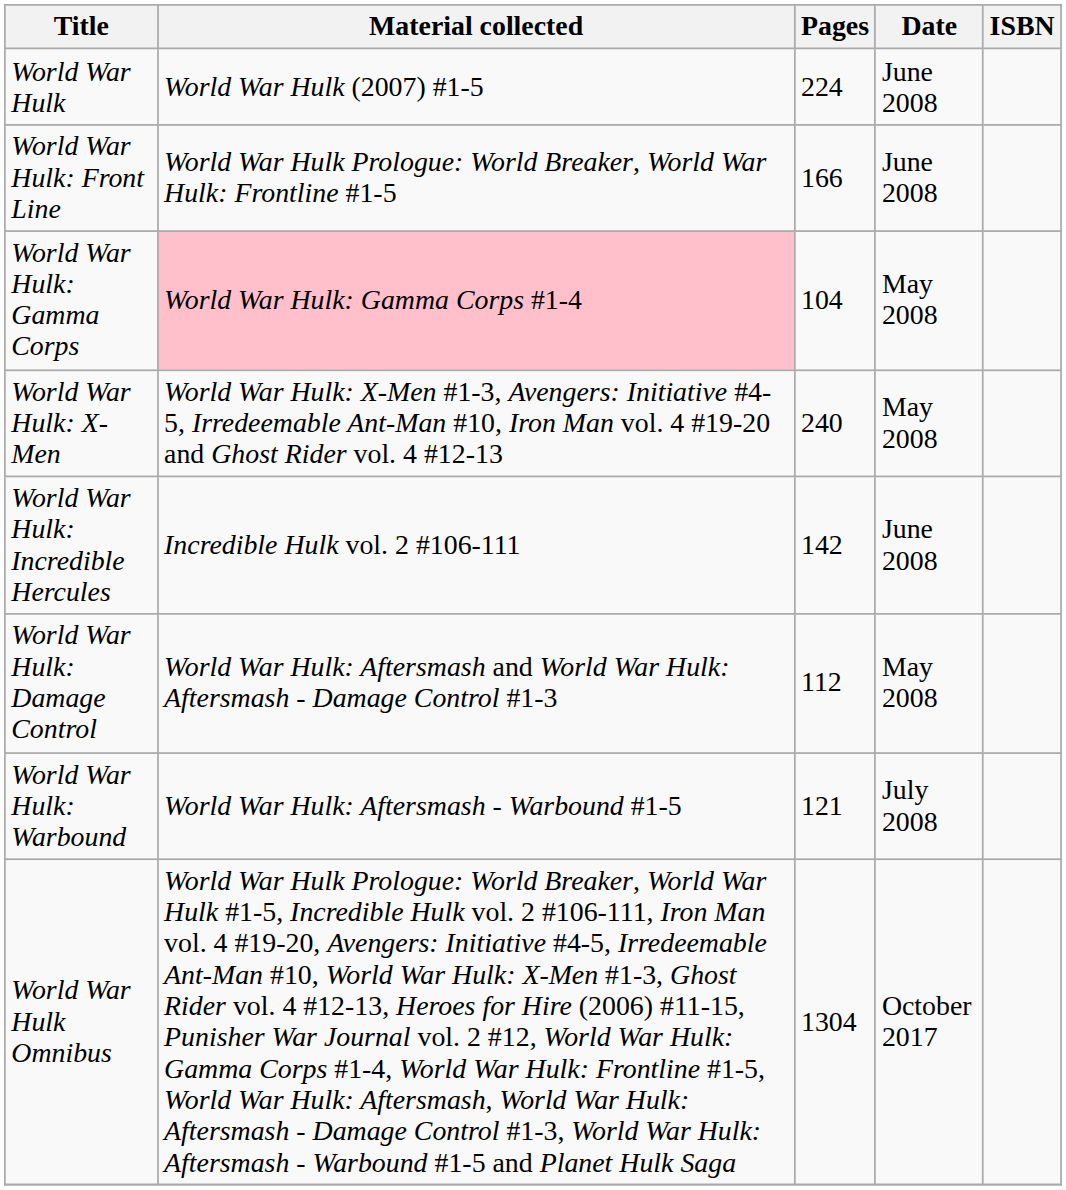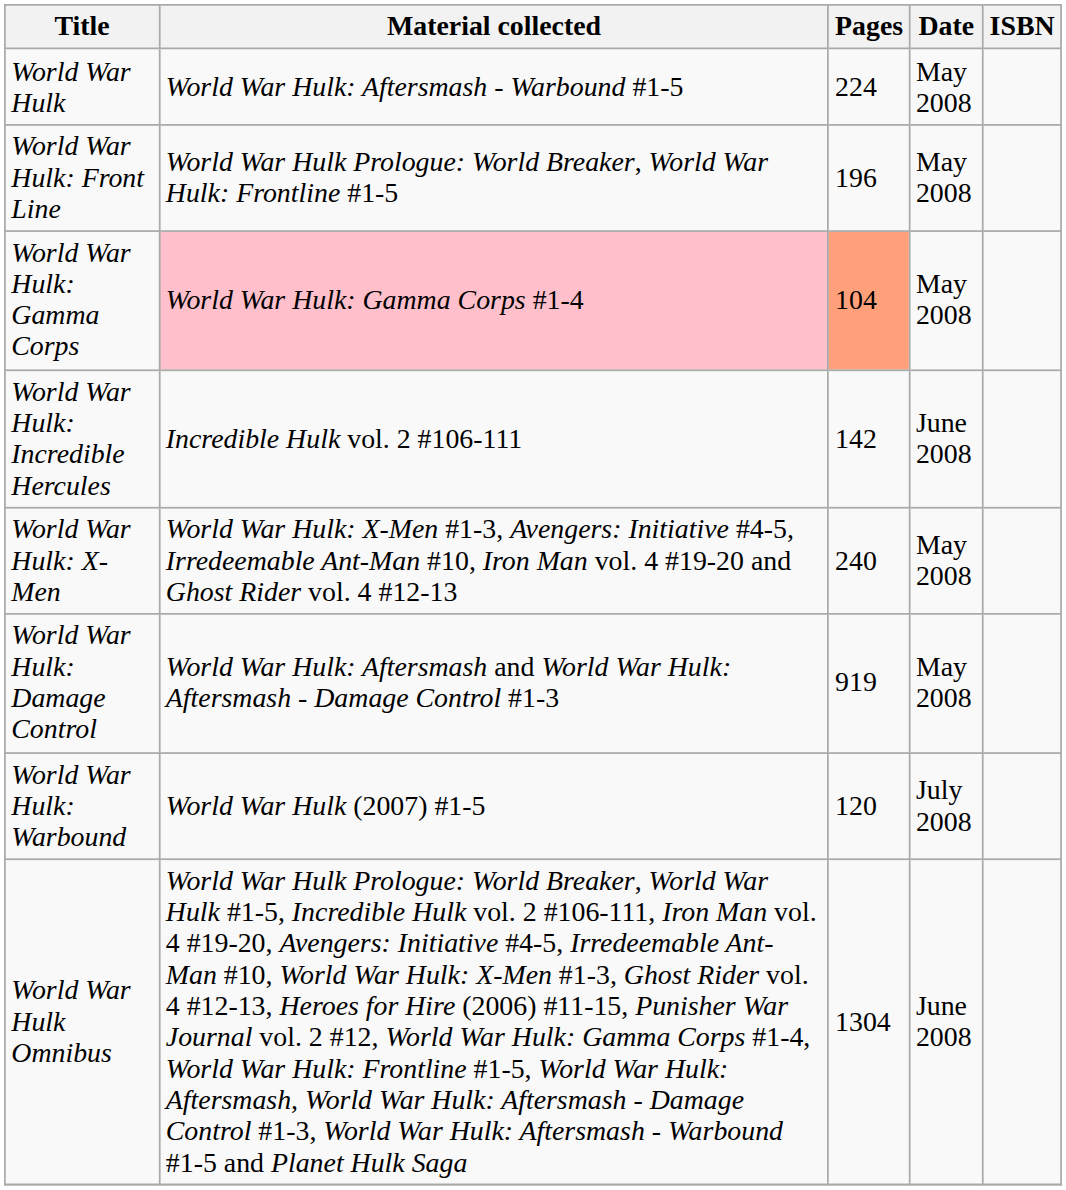(324, 86) World War Hulk (2007) #1-5 -> (425, 86) World War Hulk: Aftersmash - Warbound #1-5
(910, 86) June 2008 -> (944, 86) May 2008
(822, 177) 166 -> (856, 177) 196
(910, 177) June 2008 -> (944, 177) May 2008
(822, 299) no background -> (856, 299) lightsalmon background
rows swapped: (71, 422) <-> (71, 544)
(821, 682) 112 -> (856, 682) 919
(423, 805) World War Hulk: Aftersmash - Warbound #1-5 -> (326, 805) World War Hulk (2007) #1-5
(822, 805) 121 -> (856, 805) 120
(927, 1021) October 2017 -> (944, 1021) June 2008
